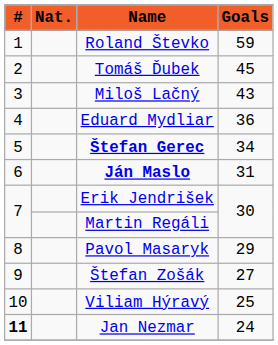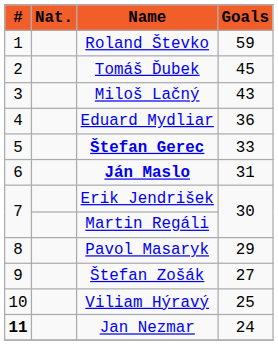(245, 147) 34 -> (245, 147) 33
